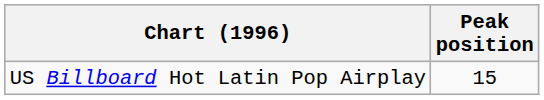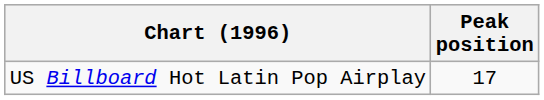(485, 78) 15 -> (485, 78) 17
